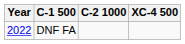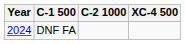(19, 30) 2022 -> (19, 30) 2024
